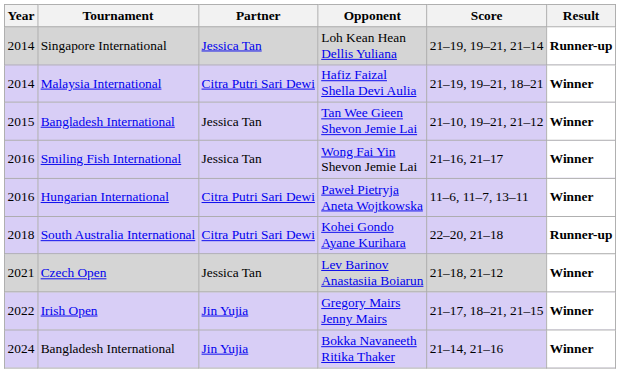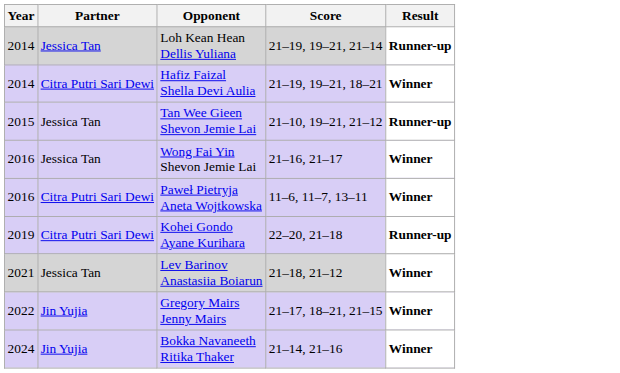- column: (118, 15)
(572, 121) Winner -> (420, 121) Runner-up
(21, 235) 2018 -> (21, 235) 2019
